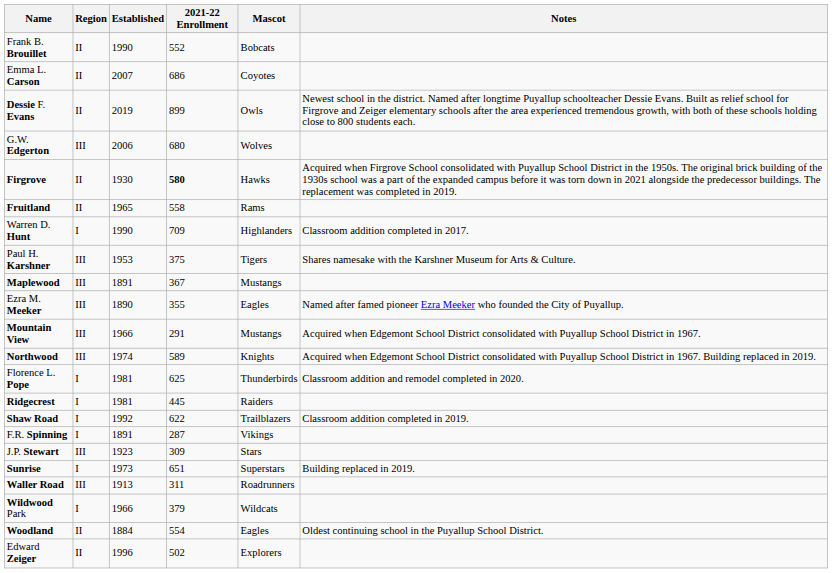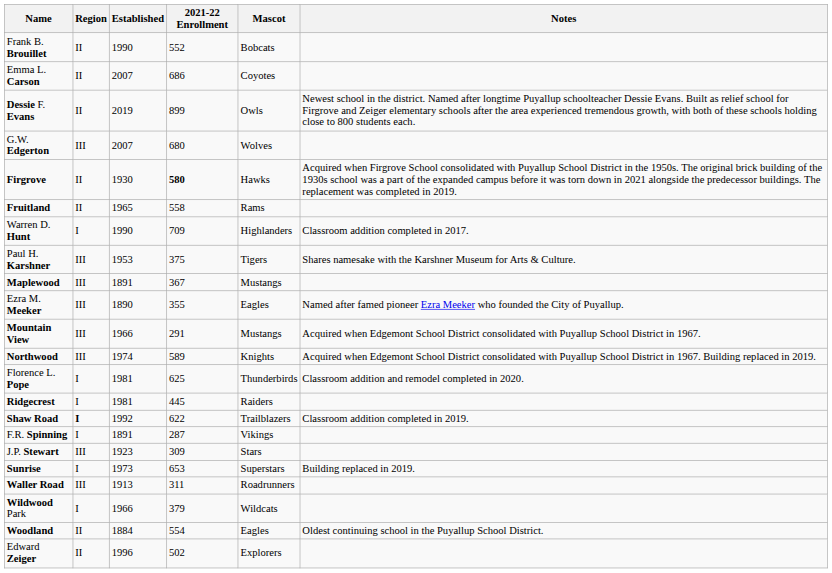(122, 145) 2006 -> (122, 145) 2007
(77, 418) normal -> (77, 418) bold
(177, 468) 651 -> (177, 468) 653
